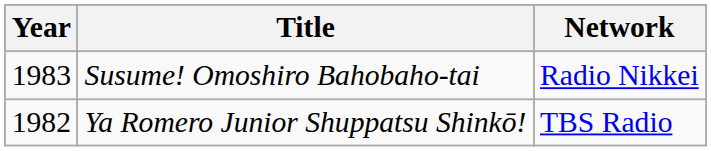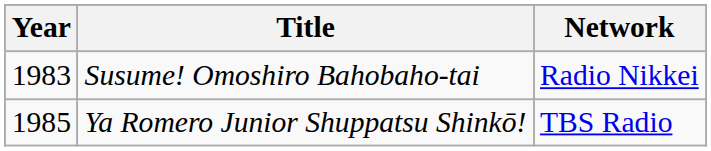(41, 121) 1982 -> (41, 121) 1985
